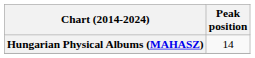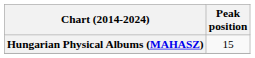(228, 44) 14 -> (228, 44) 15
